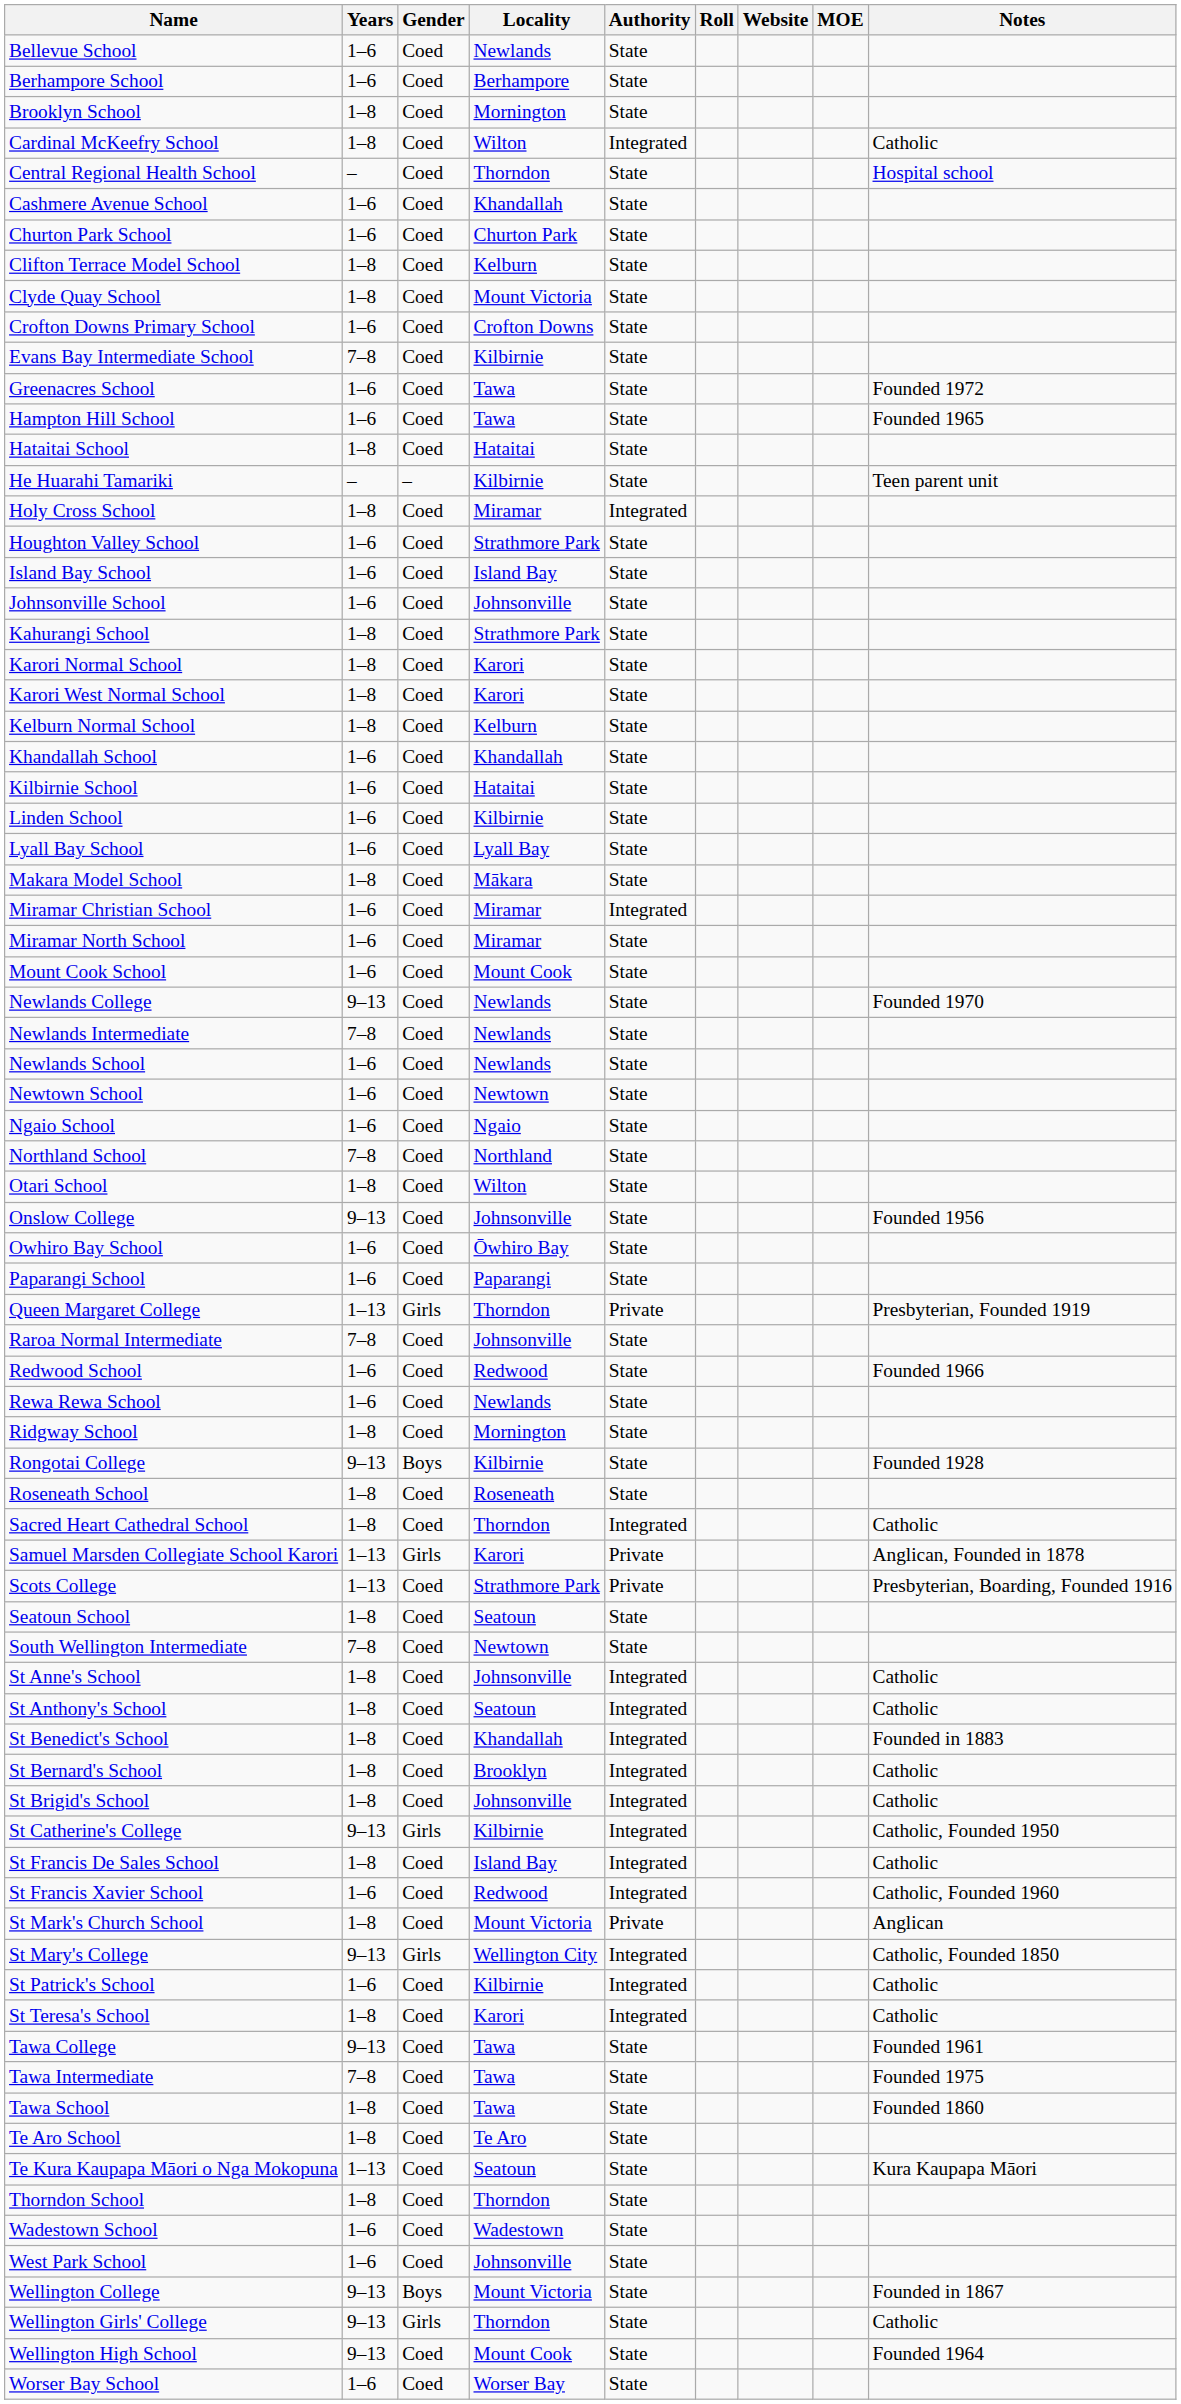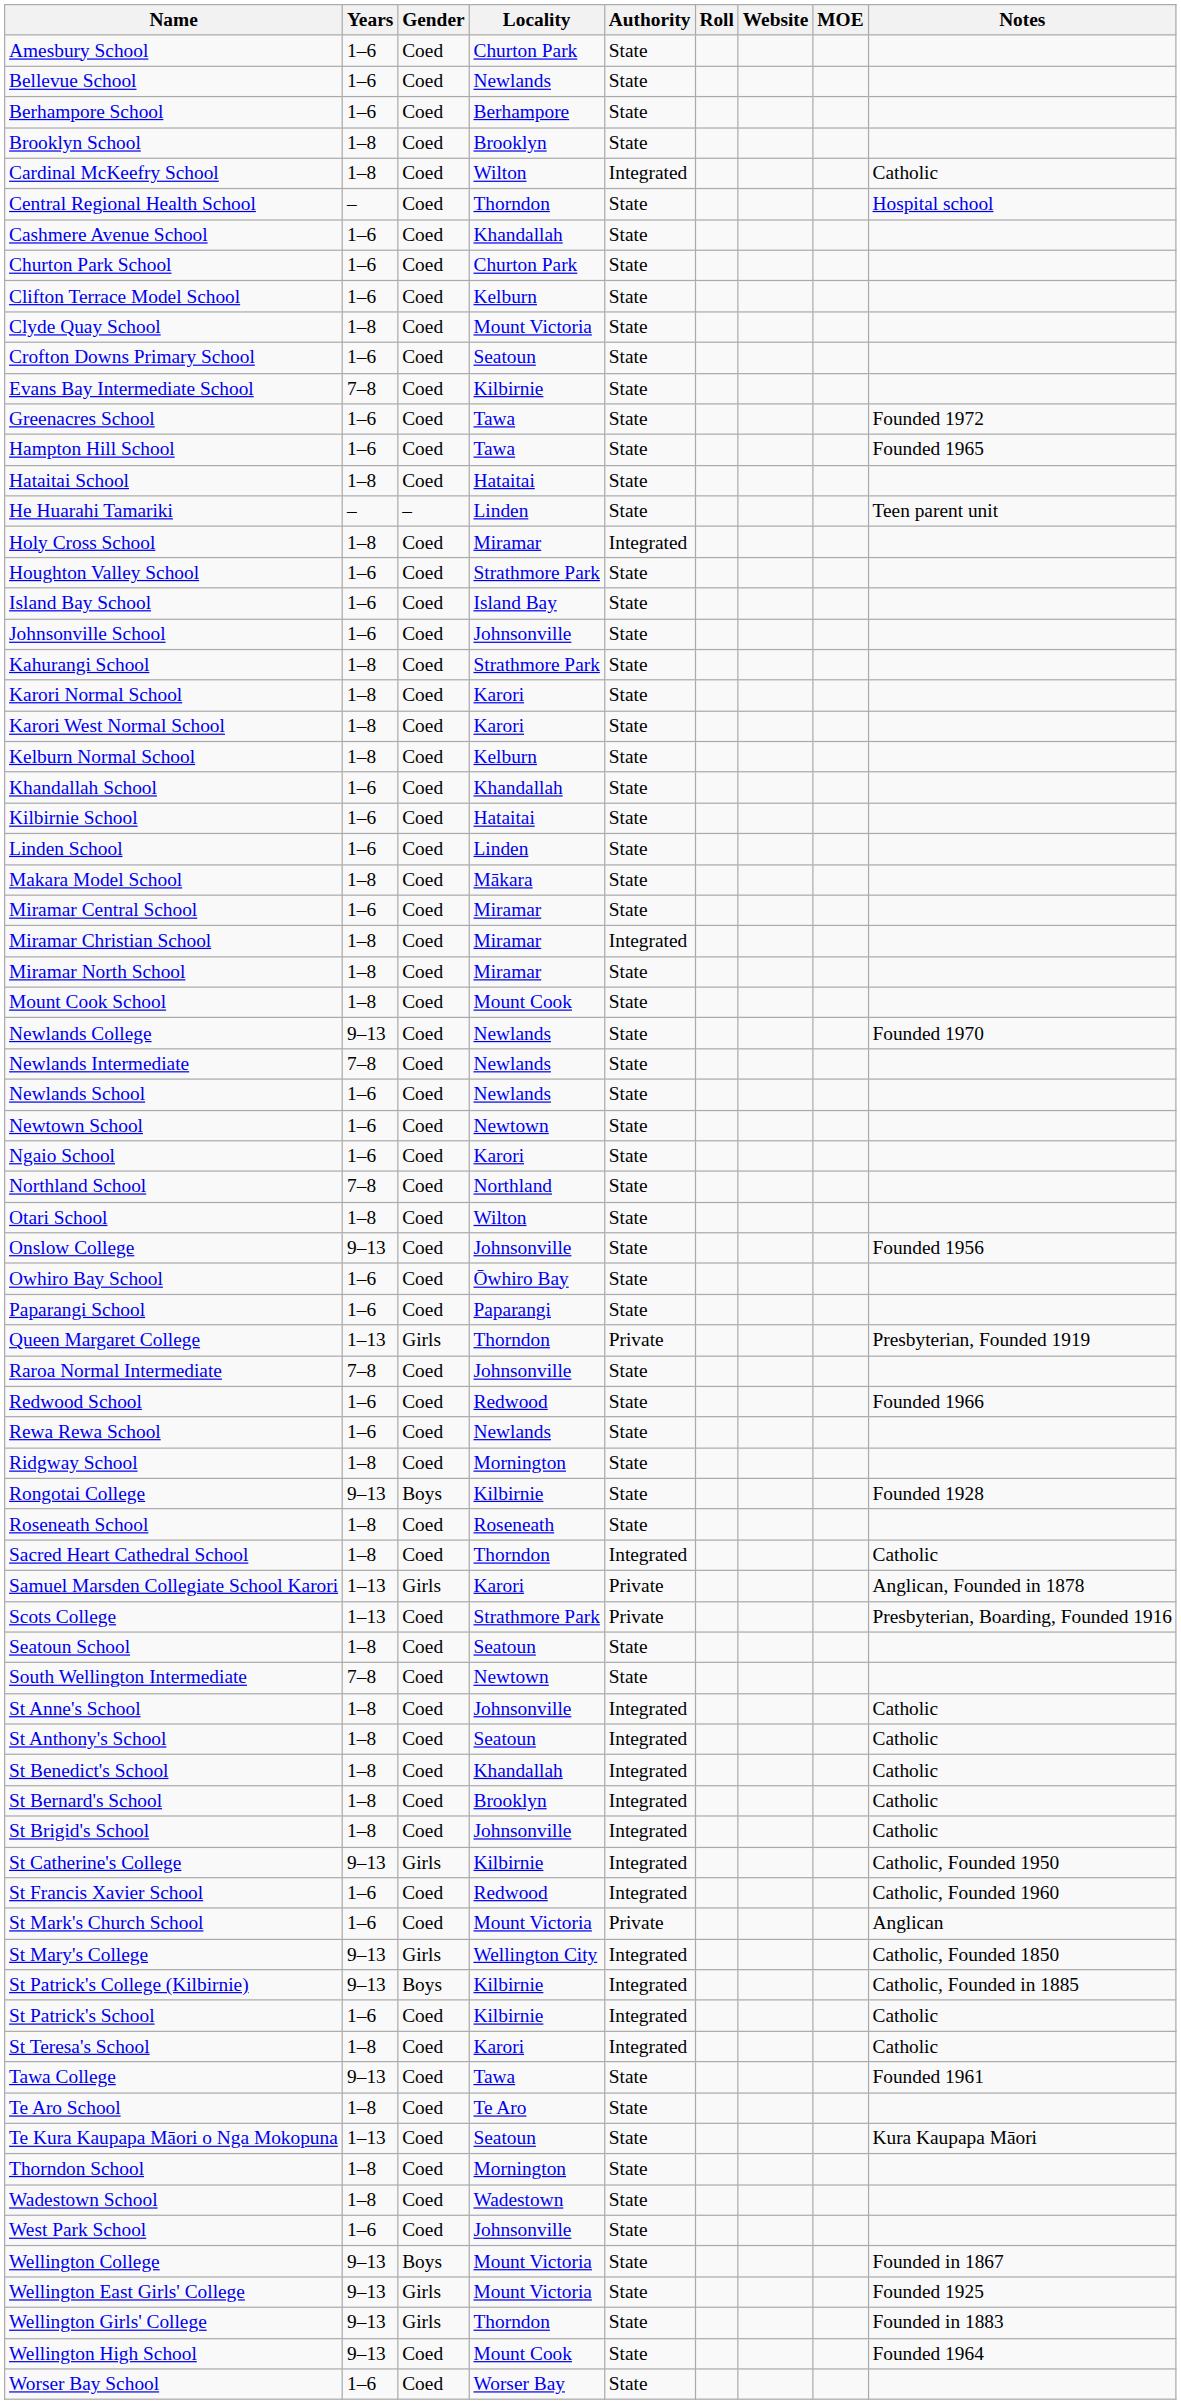+ row: (79, 50)
(520, 111) Mornington -> (510, 142) Brooklyn
(362, 265) 1–8 -> (362, 296) 1–6
(533, 326) Crofton Downs -> (505, 357) Seatoun
(508, 480) Kilbirnie -> (501, 511) Linden
(508, 818) Kilbirnie -> (501, 848) Linden
- row: (76, 848)
+ row: (103, 910)
(362, 910) 1–6 -> (362, 940) 1–8
(362, 940) 1–6 -> (362, 971) 1–8
(362, 971) 1–6 -> (362, 1002) 1–8
(497, 1125) Ngaio -> (499, 1155) Karori
(938, 1739) Founded in 1883 -> (905, 1769) Catholic
- row: (114, 1862)
(362, 1923) 1–8 -> (362, 1923) 1–6
+ row: (129, 1984)
- row: (81, 2077)
- row: (59, 2107)
(512, 2199) Thorndon -> (520, 2169) Mornington
(362, 2230) 1–6 -> (362, 2199) 1–8
+ row: (127, 2291)
(905, 2322) Catholic -> (938, 2322) Founded in 1883
